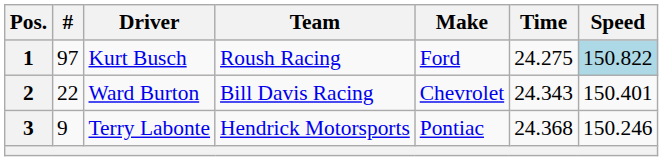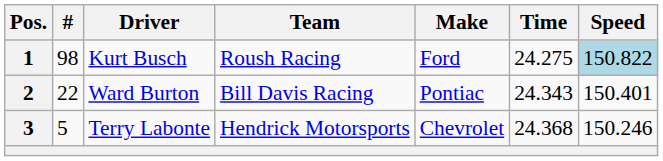(68, 57) 97 -> (68, 57) 98
(462, 93) Chevrolet -> (452, 93) Pontiac
(62, 128) 9 -> (62, 128) 5
(452, 128) Pontiac -> (462, 128) Chevrolet
